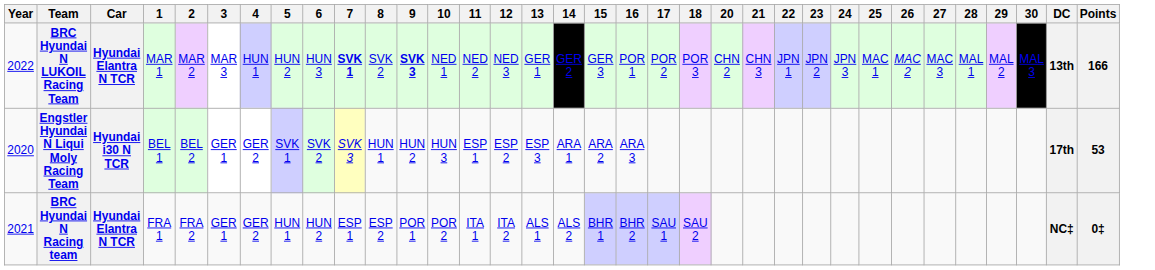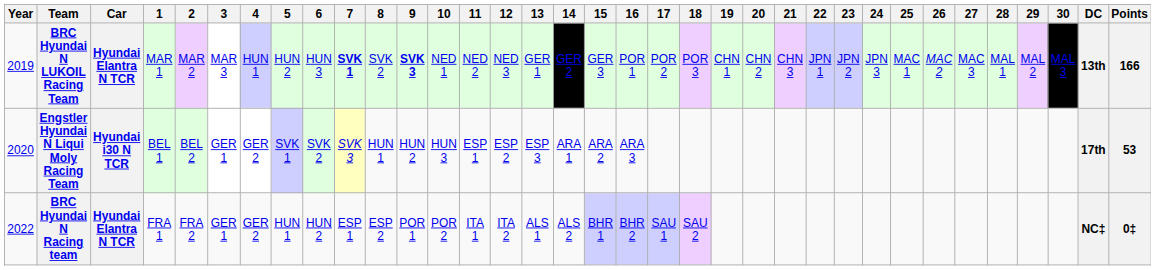+ column: (727, 13)
(21, 65) 2022 -> (21, 65) 2019
(21, 228) 2021 -> (21, 228) 2022
